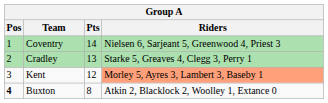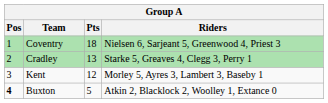(91, 43) 14 -> (91, 43) 18
(184, 75) lightsalmon background -> (184, 75) no background
(89, 91) 8 -> (89, 91) 5
